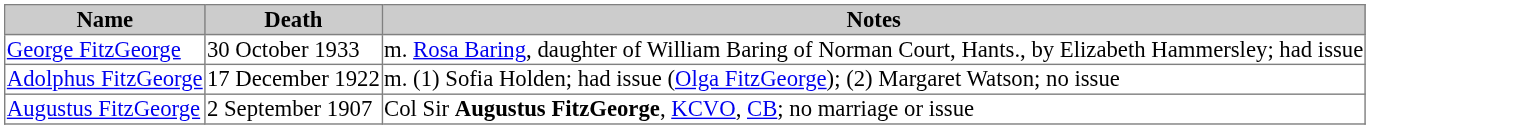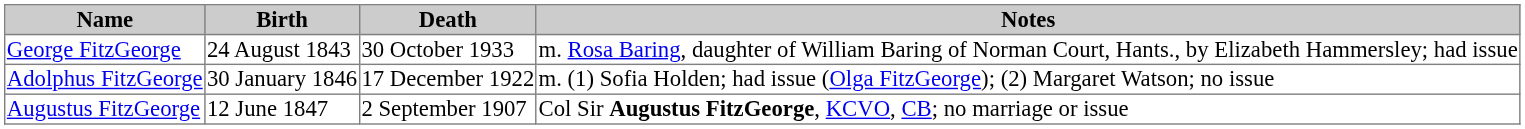+ column: (282, 19)
